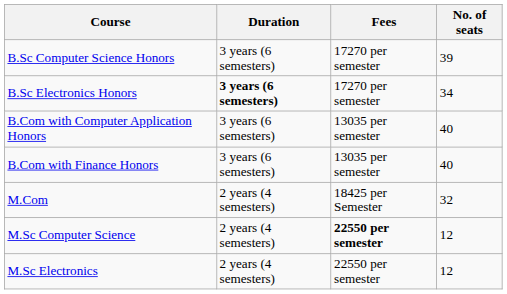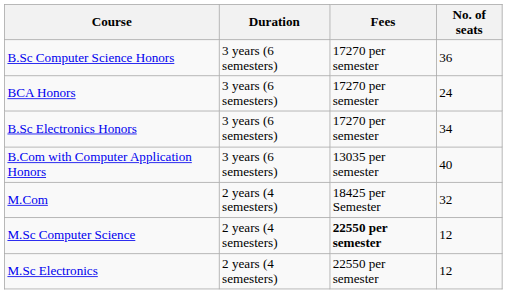(446, 57) 39 -> (446, 57) 36
+ row: (42, 93)
(249, 93) bold -> (250, 128) normal
- row: (83, 164)
